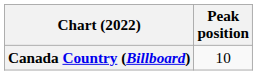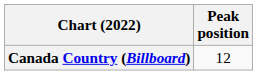(223, 57) 10 -> (223, 57) 12
